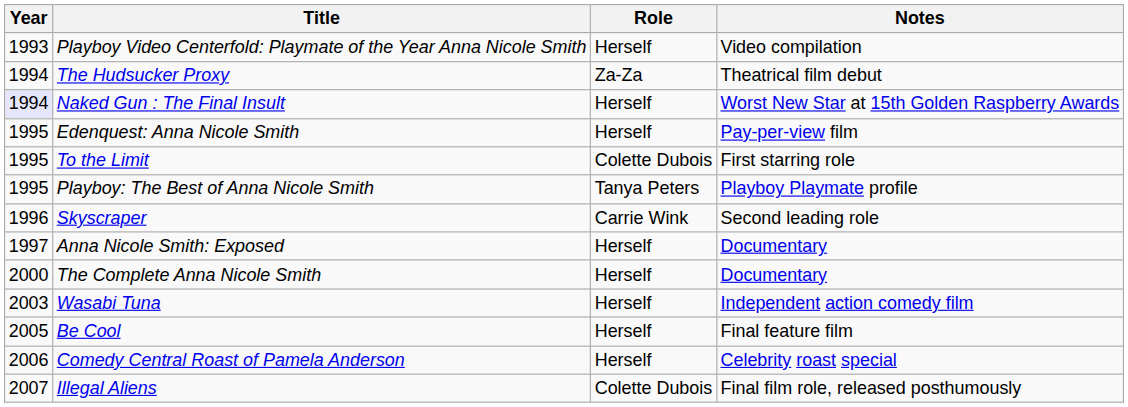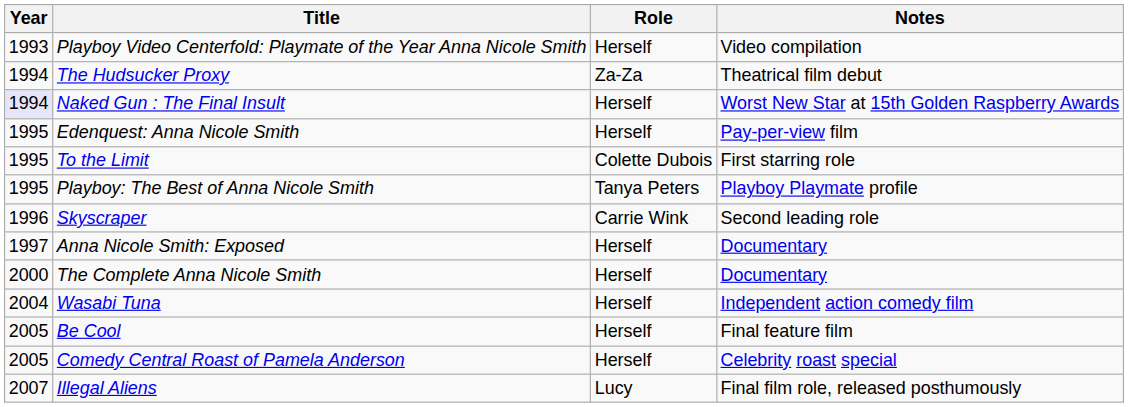(29, 302) 2003 -> (29, 302) 2004
(29, 359) 2006 -> (29, 359) 2005
(653, 388) Colette Dubois -> (614, 388) Lucy
